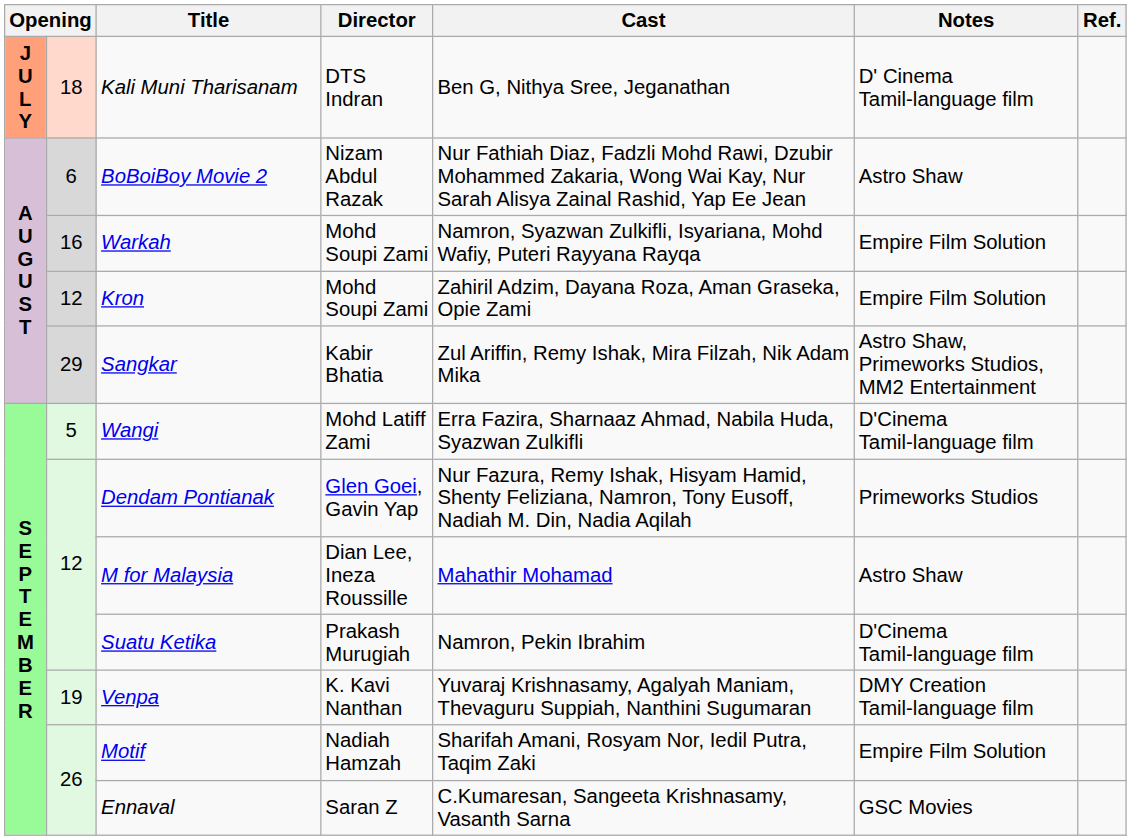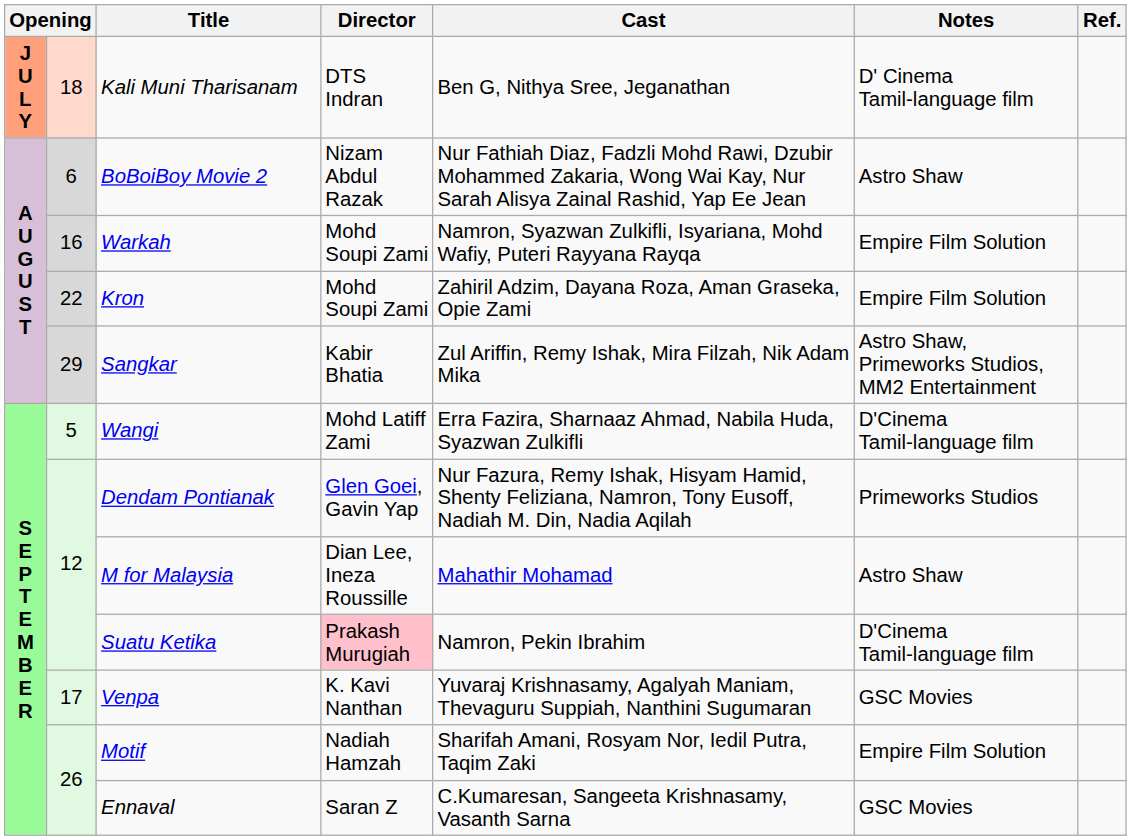(71, 298) 12 -> (71, 298) 22
(368, 642) no background -> (368, 642) pink background
(71, 697) 19 -> (71, 697) 17
(946, 697) DMY Creation Tamil-language film -> (916, 697) GSC Movies
